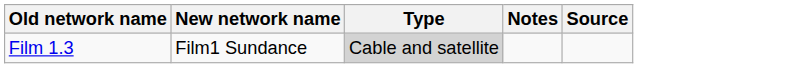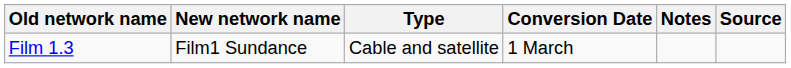+ column: (580, 18)
(424, 47) lightgrey background -> (424, 47) no background
